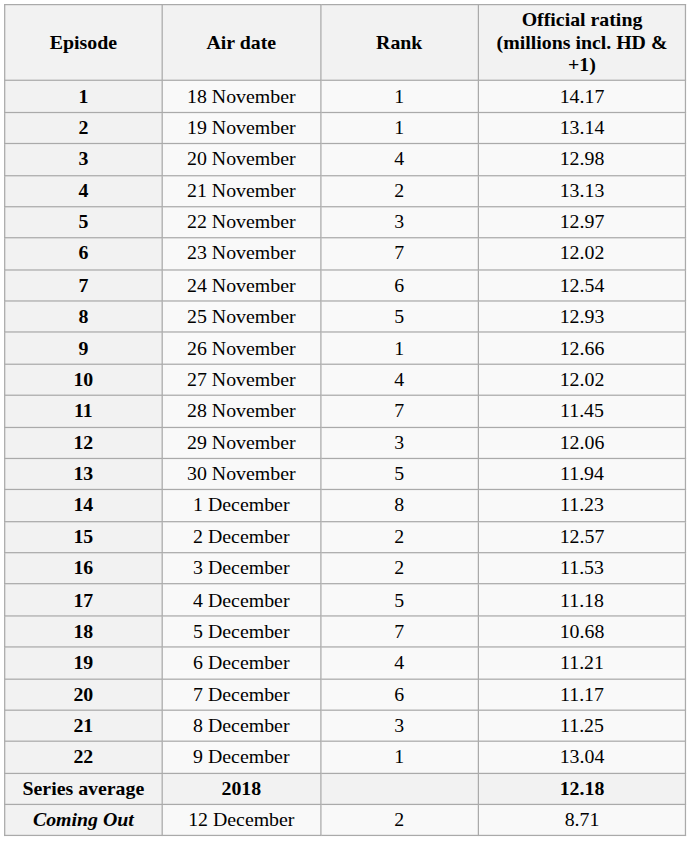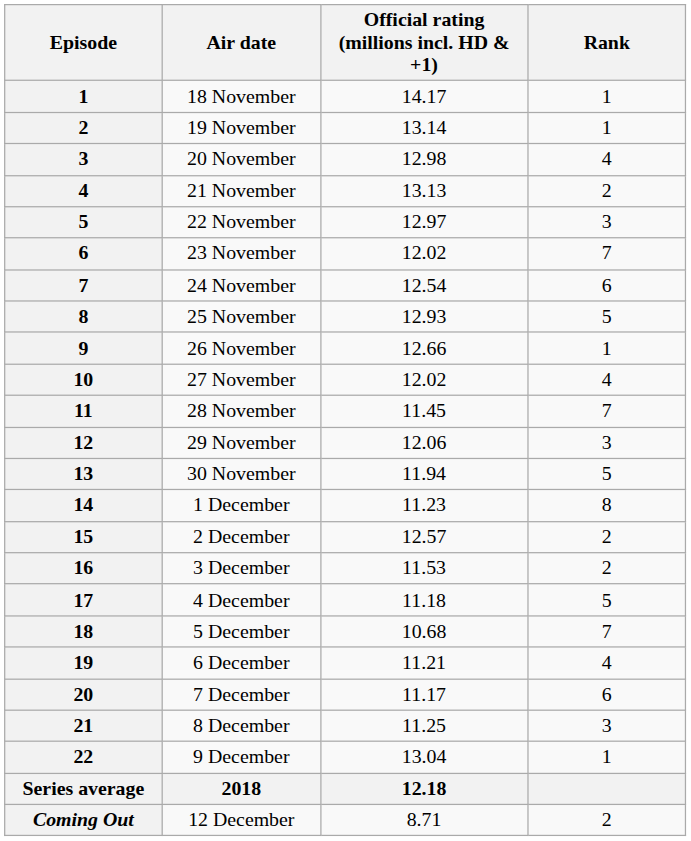columns swapped: (582, 42) <-> (399, 42)
